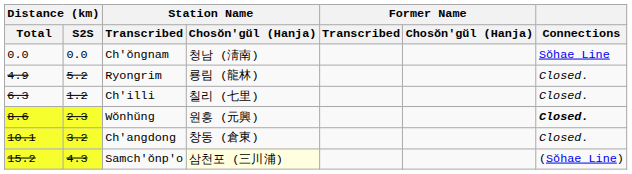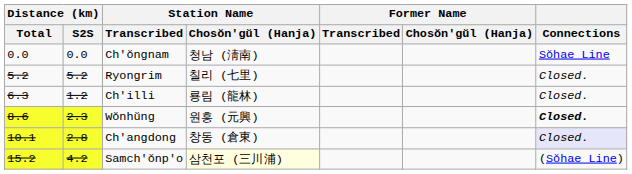(18, 75) 4.9 -> (18, 75) 5.2
(224, 76) 룡림 (龍林) -> (224, 76) 칠리 (七里)
(224, 97) 칠리 (七里) -> (224, 97) 룡림 (龍林)
(77, 138) 3.2 -> (77, 138) 2.8
(564, 138) no background -> (564, 138) lavender background
(77, 159) 4.3 -> (77, 159) 4.2
